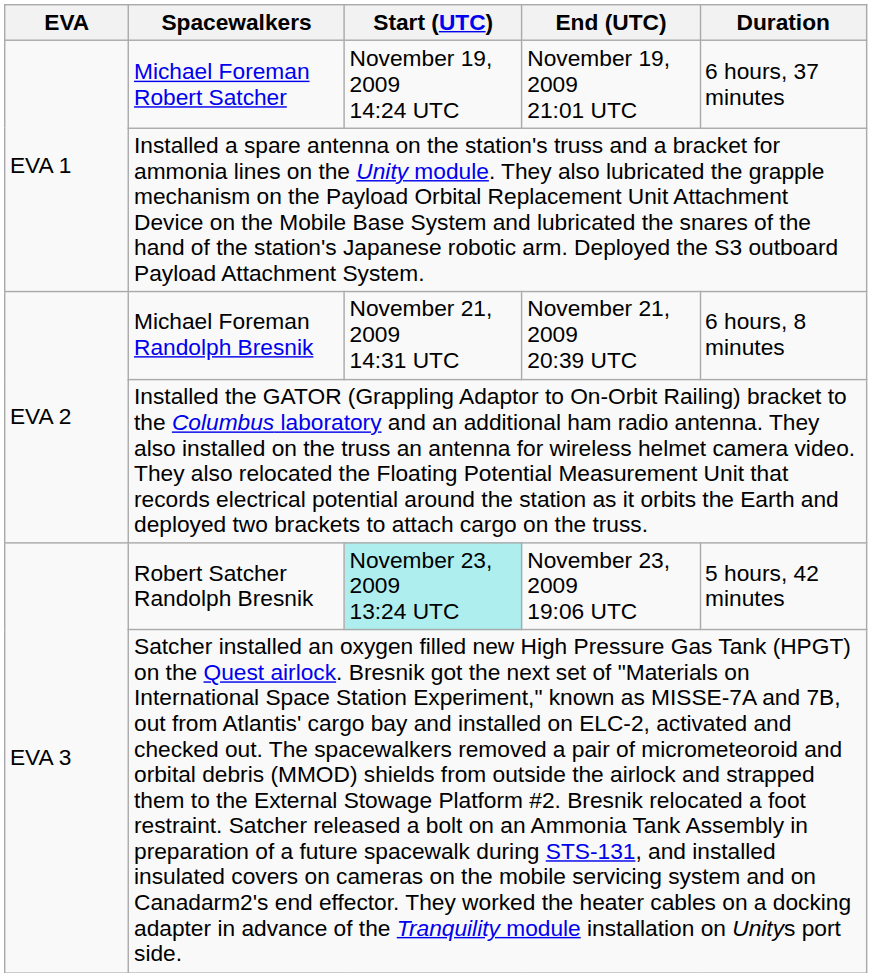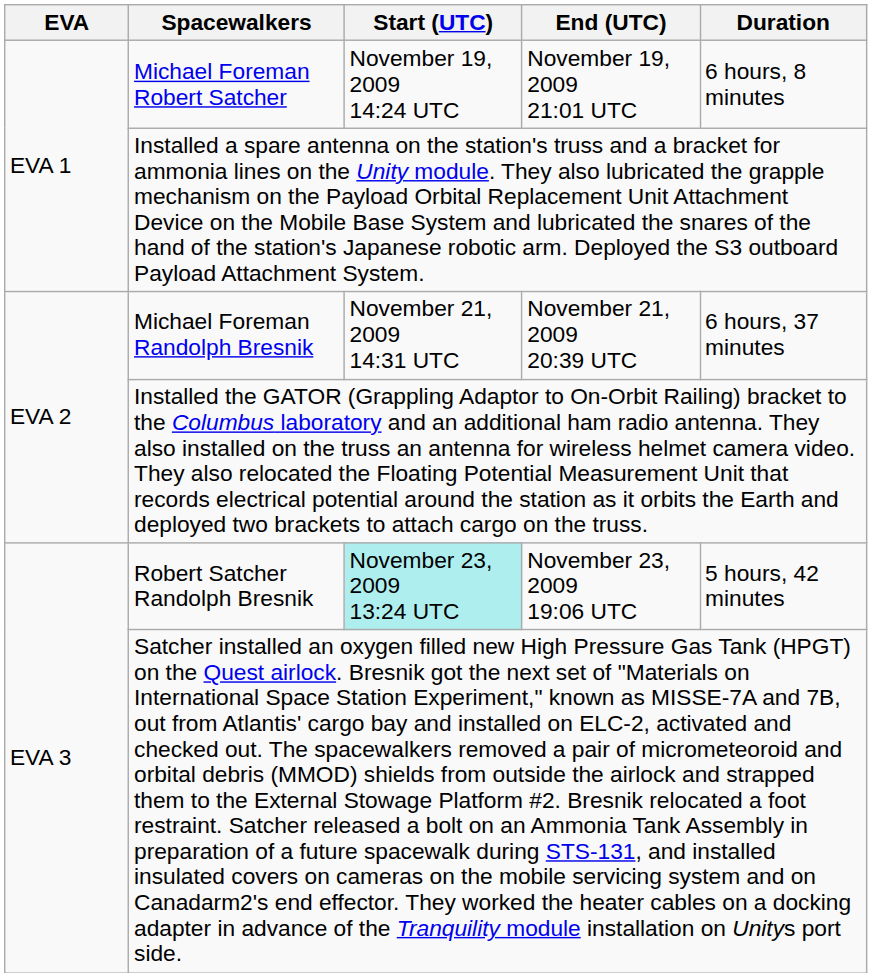(762, 84) 6 hours, 37 minutes -> (756, 84) 6 hours, 8 minutes
(756, 335) 6 hours, 8 minutes -> (762, 335) 6 hours, 37 minutes
